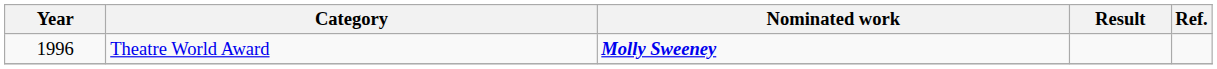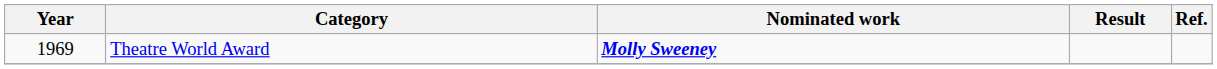(55, 48) 1996 -> (55, 48) 1969
